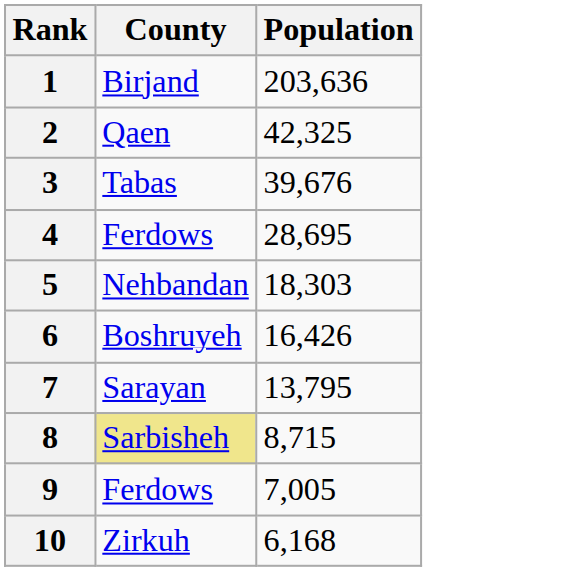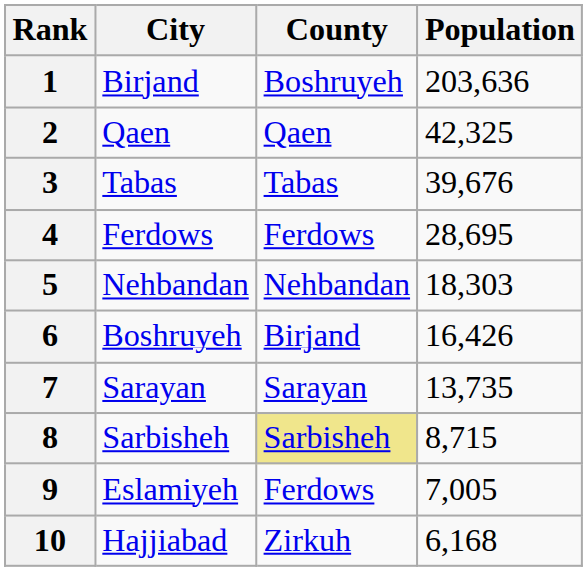+ column: (176, 30)
(151, 81) Birjand -> (333, 81) Boshruyeh
(172, 336) Boshruyeh -> (312, 336) Birjand
(308, 387) 13,795 -> (469, 387) 13,735
